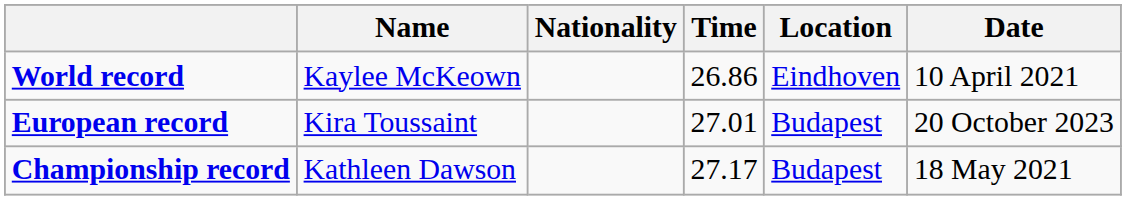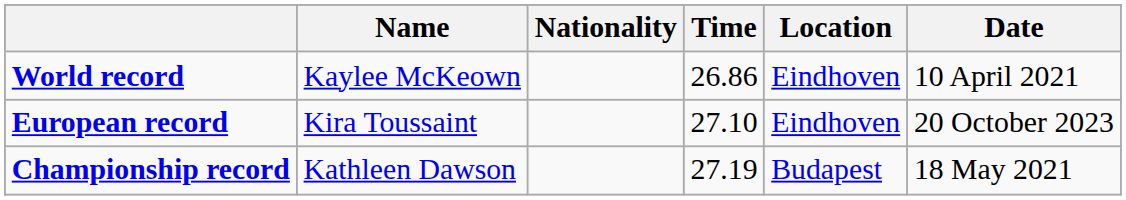(724, 122) 27.01 -> (724, 122) 27.10
(827, 122) Budapest -> (836, 122) Eindhoven
(724, 169) 27.17 -> (724, 169) 27.19
